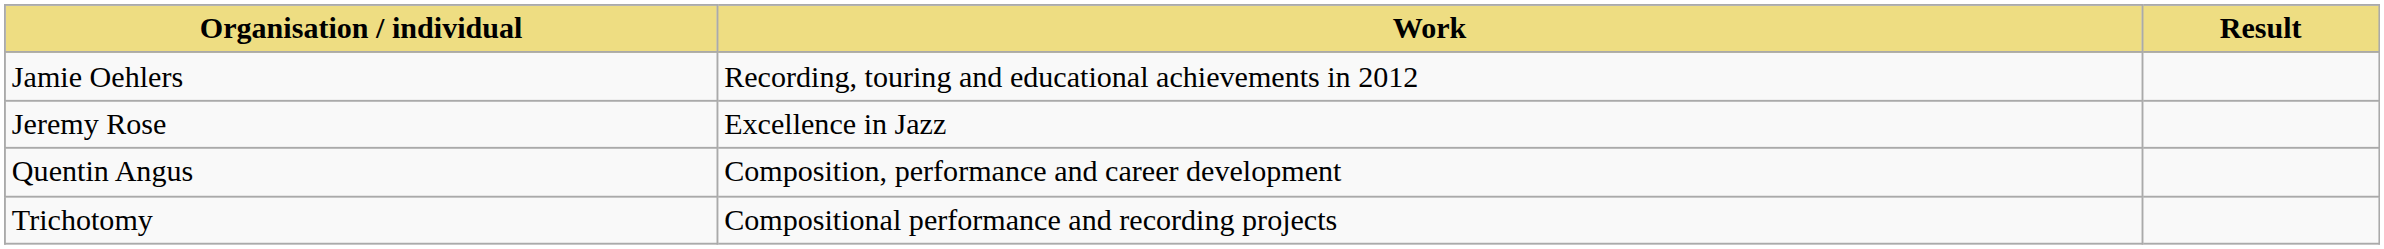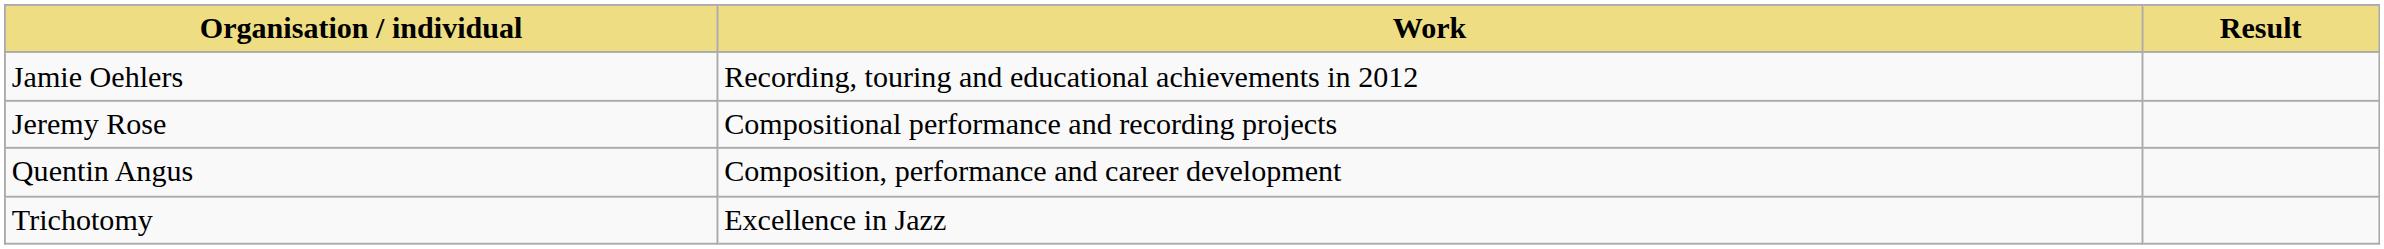(835, 123) Excellence in Jazz -> (1031, 123) Compositional performance and recording projects
(1031, 219) Compositional performance and recording projects -> (835, 219) Excellence in Jazz
